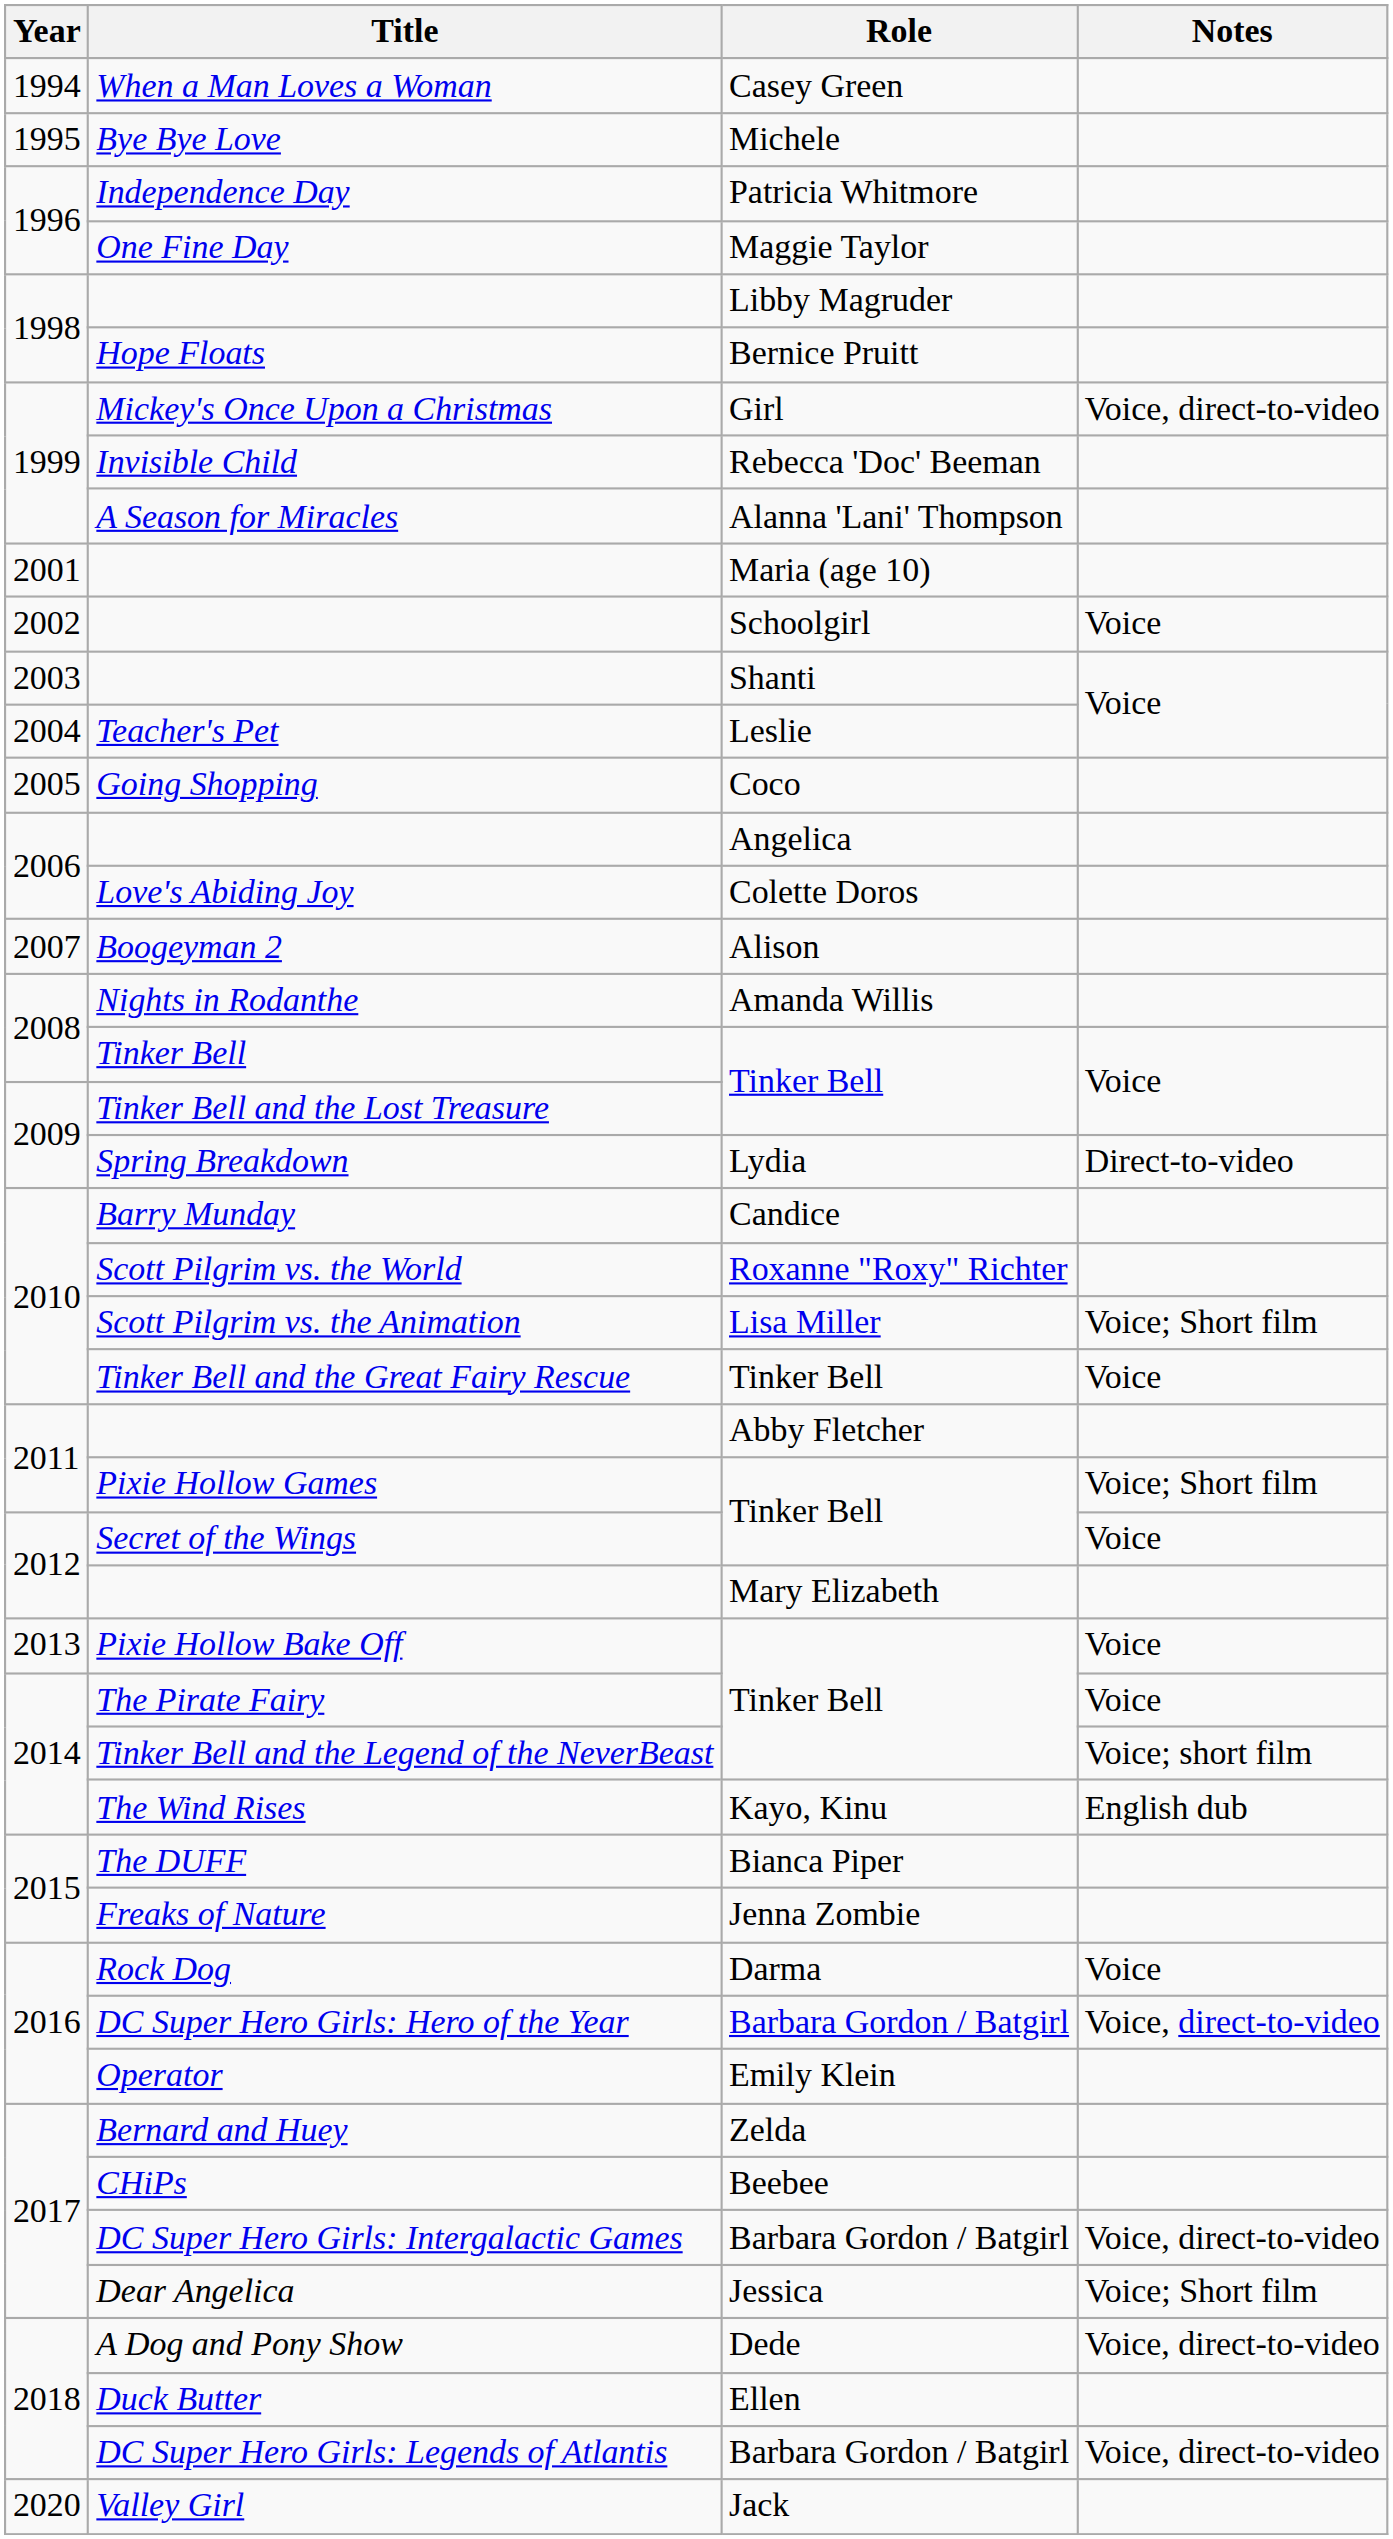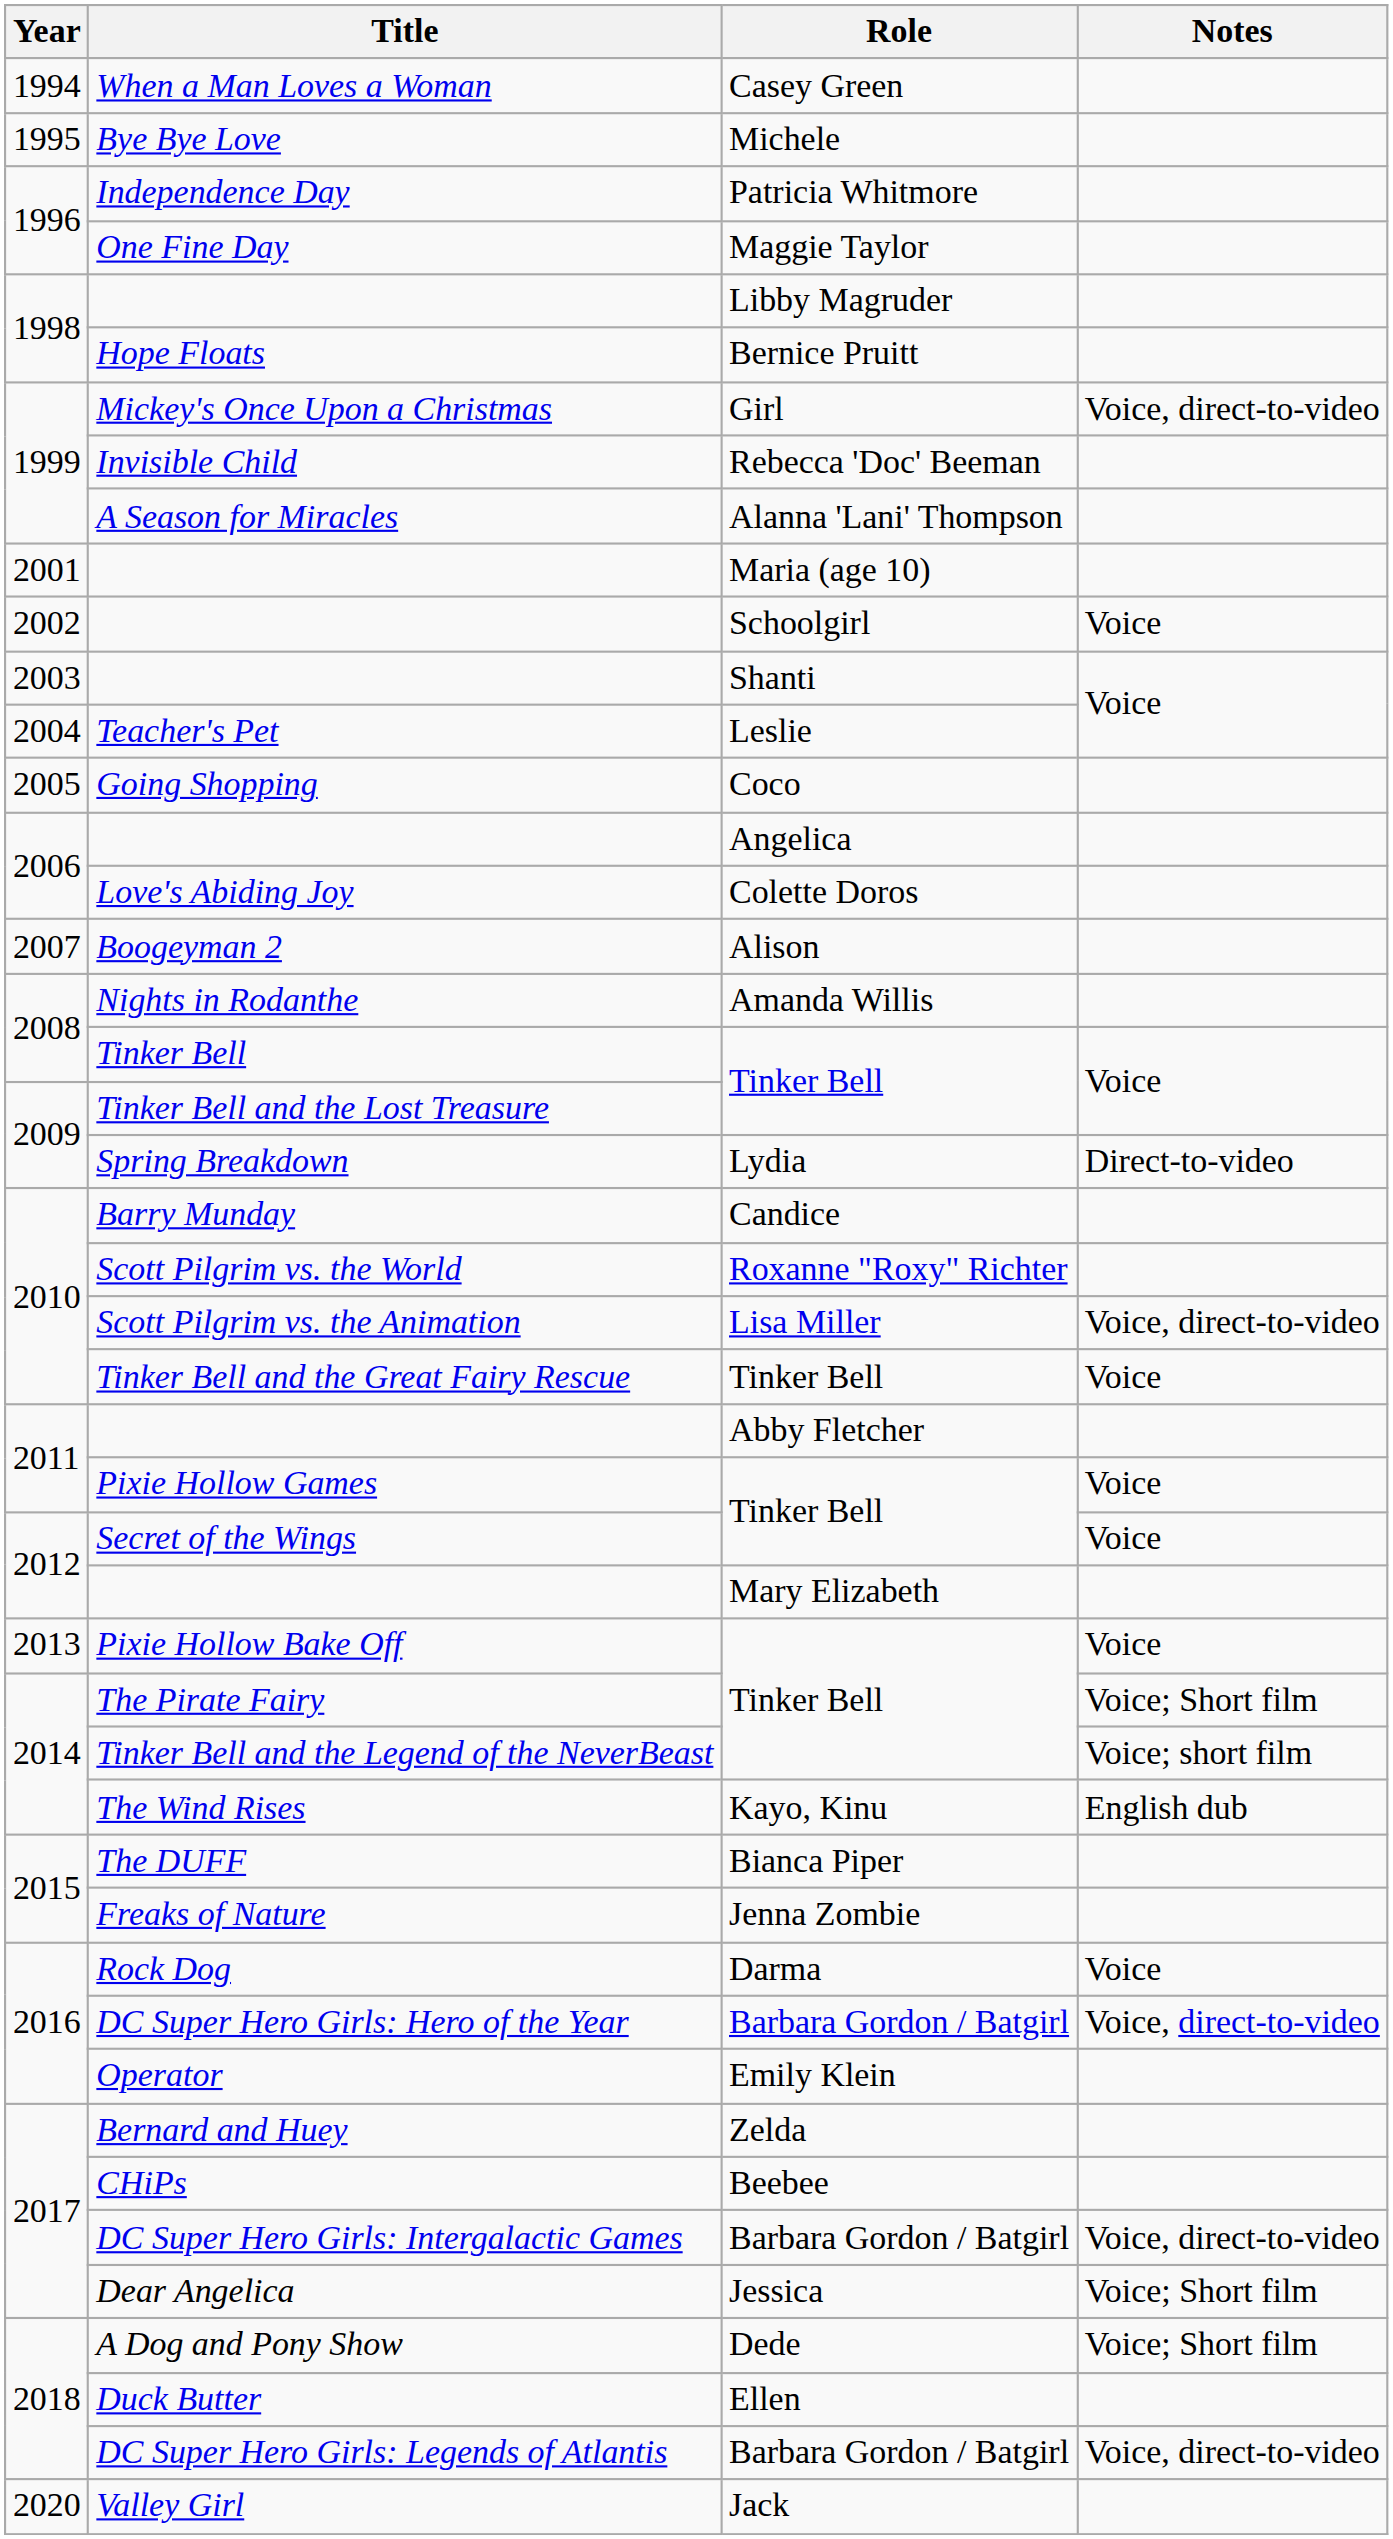(1201, 1322) Voice; Short film -> (1232, 1322) Voice, direct-to-video
(1201, 1483) Voice; Short film -> (1123, 1483) Voice
(1123, 1699) Voice -> (1201, 1699) Voice; Short film
(1232, 2344) Voice, direct-to-video -> (1201, 2344) Voice; Short film
